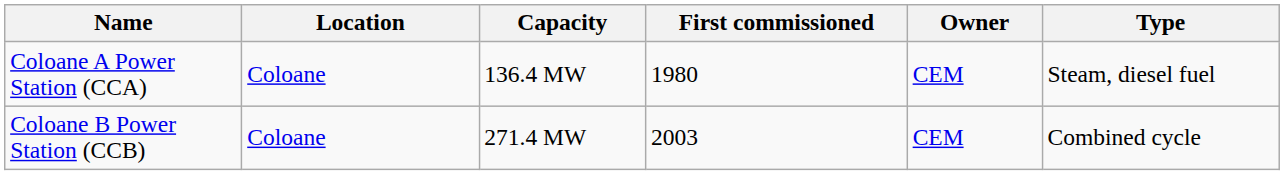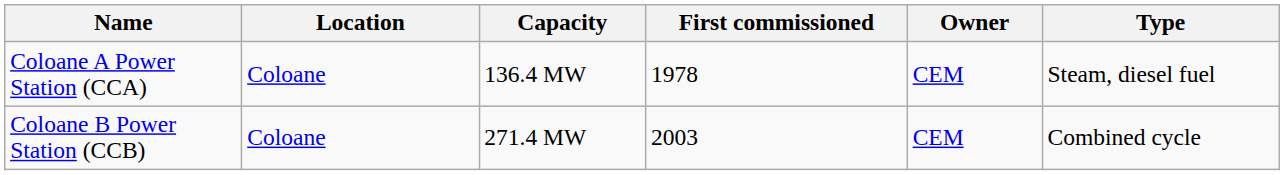(675, 73) 1980 -> (675, 73) 1978
